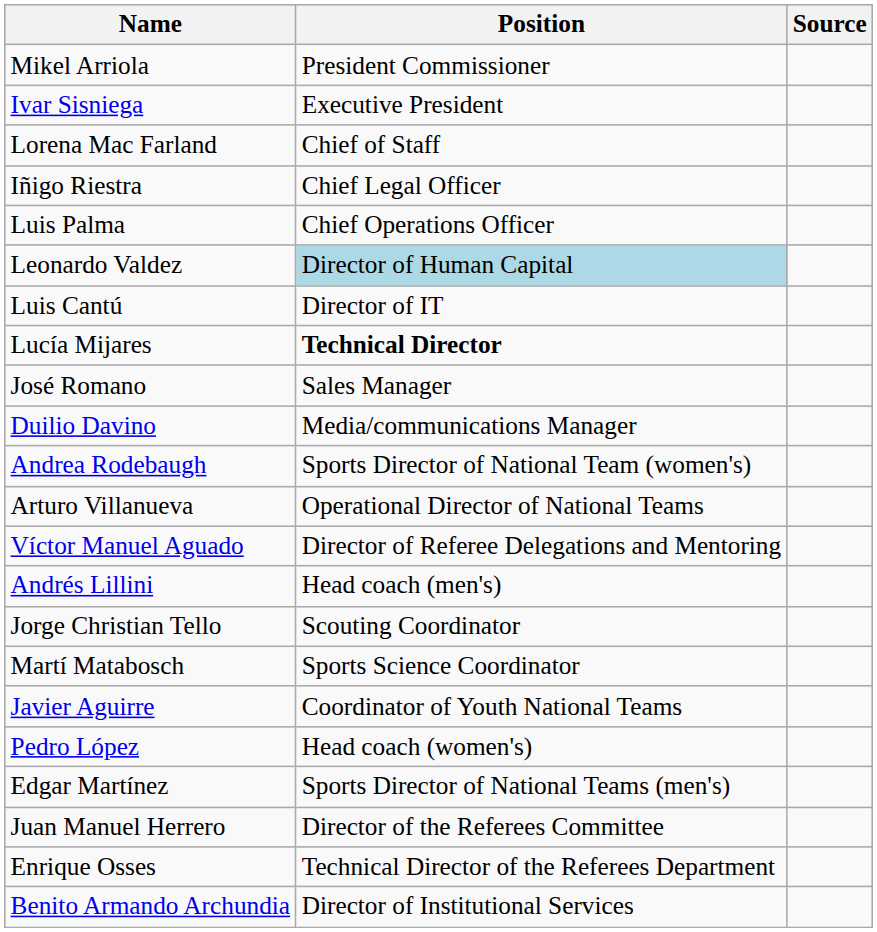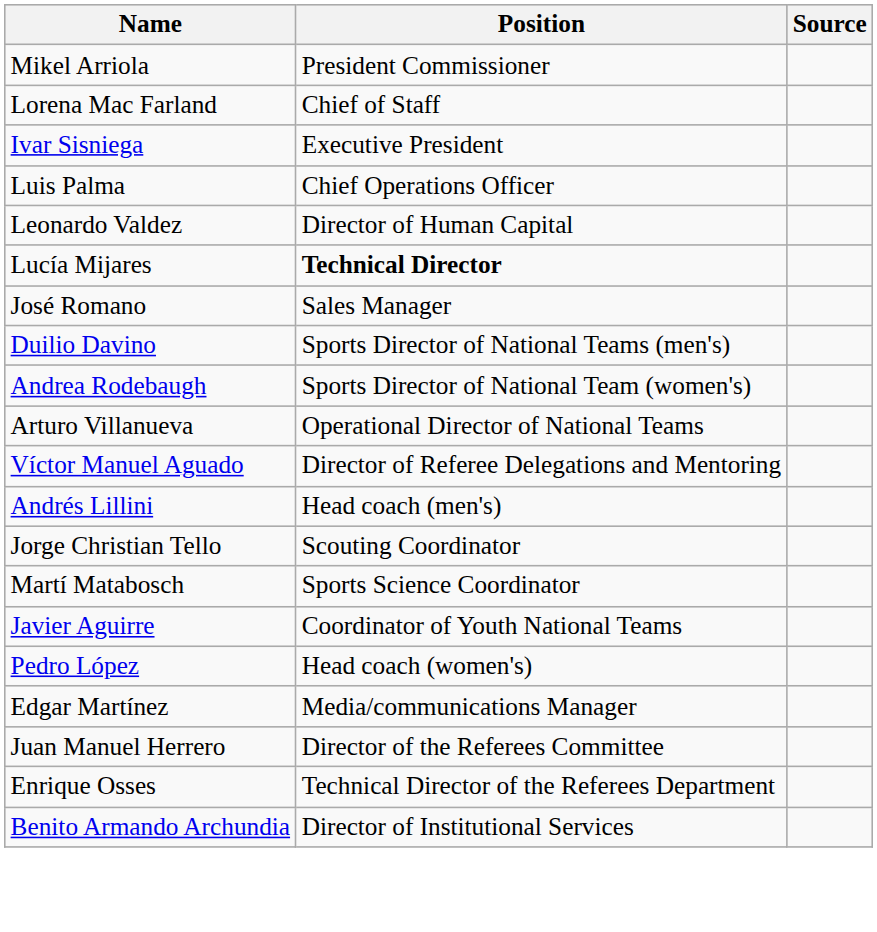rows swapped: (77, 104) <-> (114, 144)
- row: (76, 184)
(438, 265) lightblue background -> (438, 225) no background
- row: (66, 305)
(469, 425) Media/communications Manager -> (516, 345) Sports Director of National Teams (men's)
(516, 786) Sports Director of National Teams (men's) -> (469, 706) Media/communications Manager
